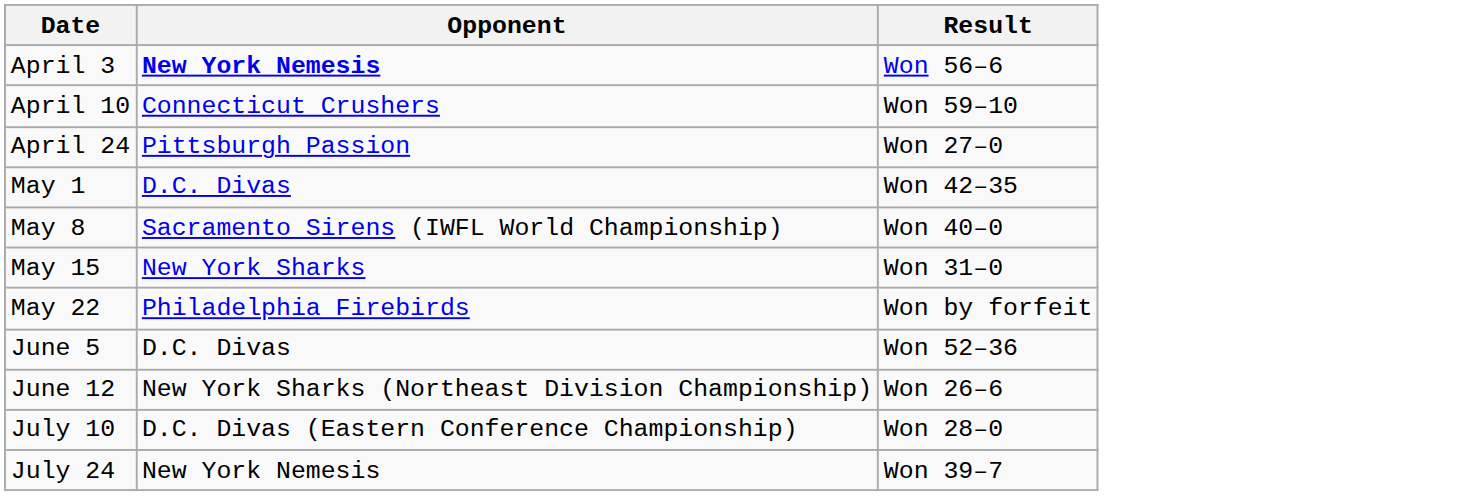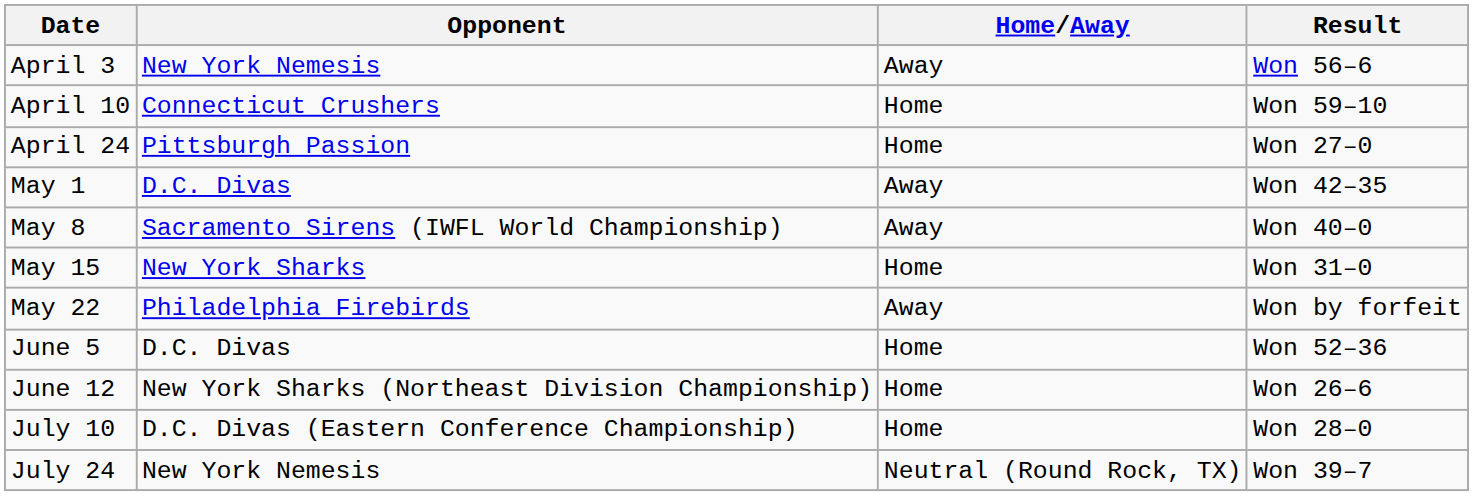+ column: (1063, 25)
(261, 66) bold -> (261, 66) normal
